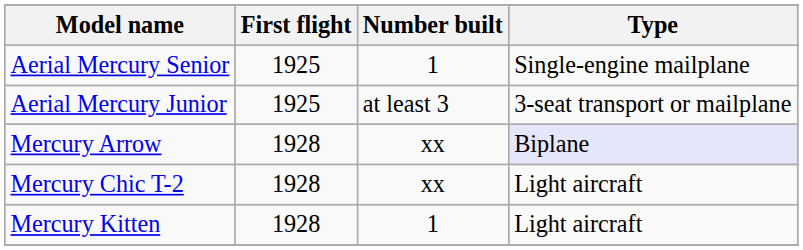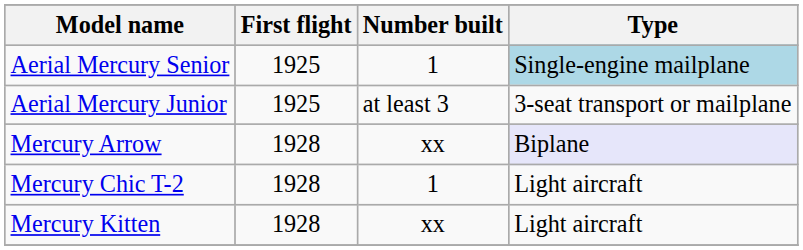(632, 64) no background -> (632, 64) lightblue background
(433, 184) xx -> (433, 184) 1
(433, 224) 1 -> (433, 224) xx
